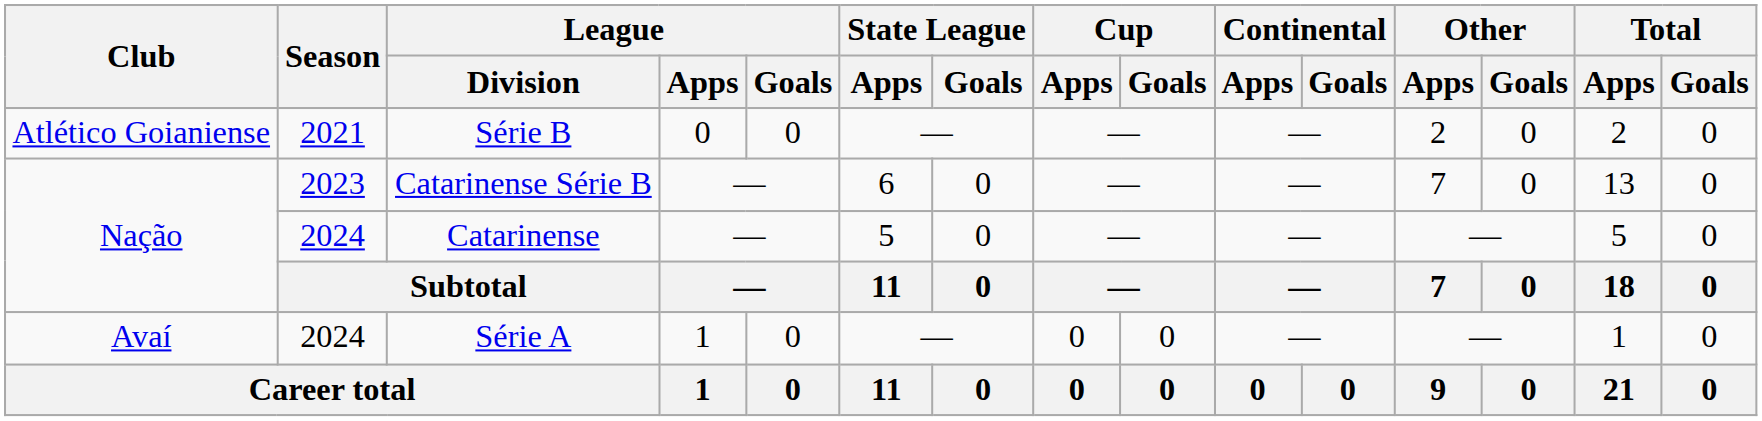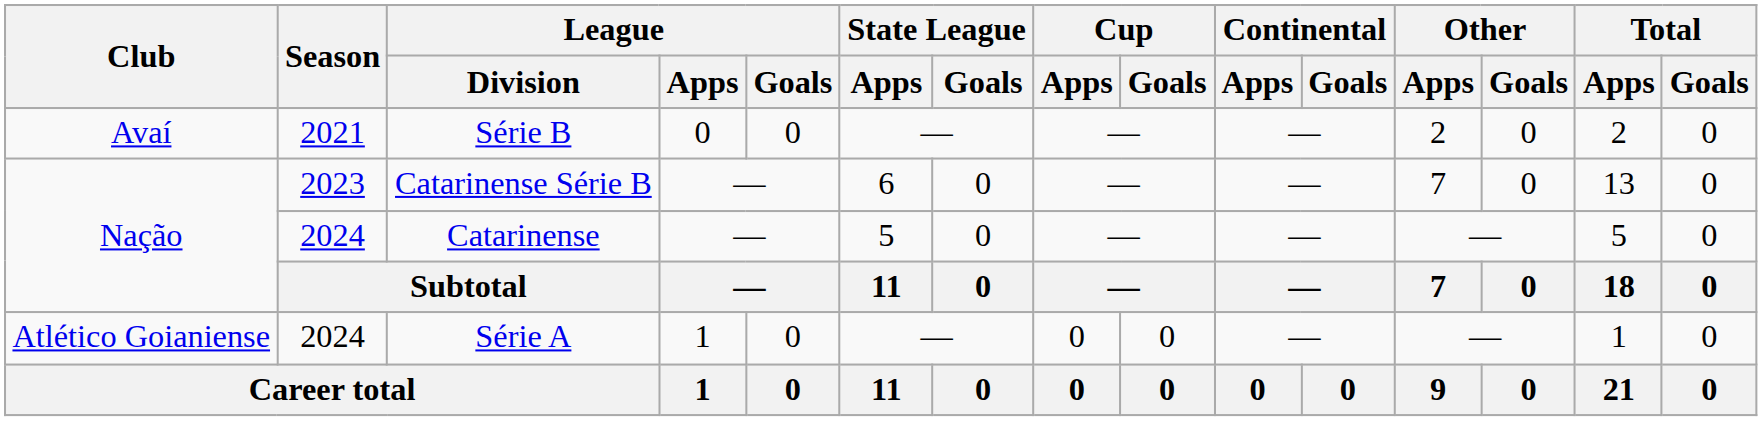(141, 132) Atlético Goianiense -> (141, 132) Avaí
(141, 337) Avaí -> (141, 337) Atlético Goianiense
